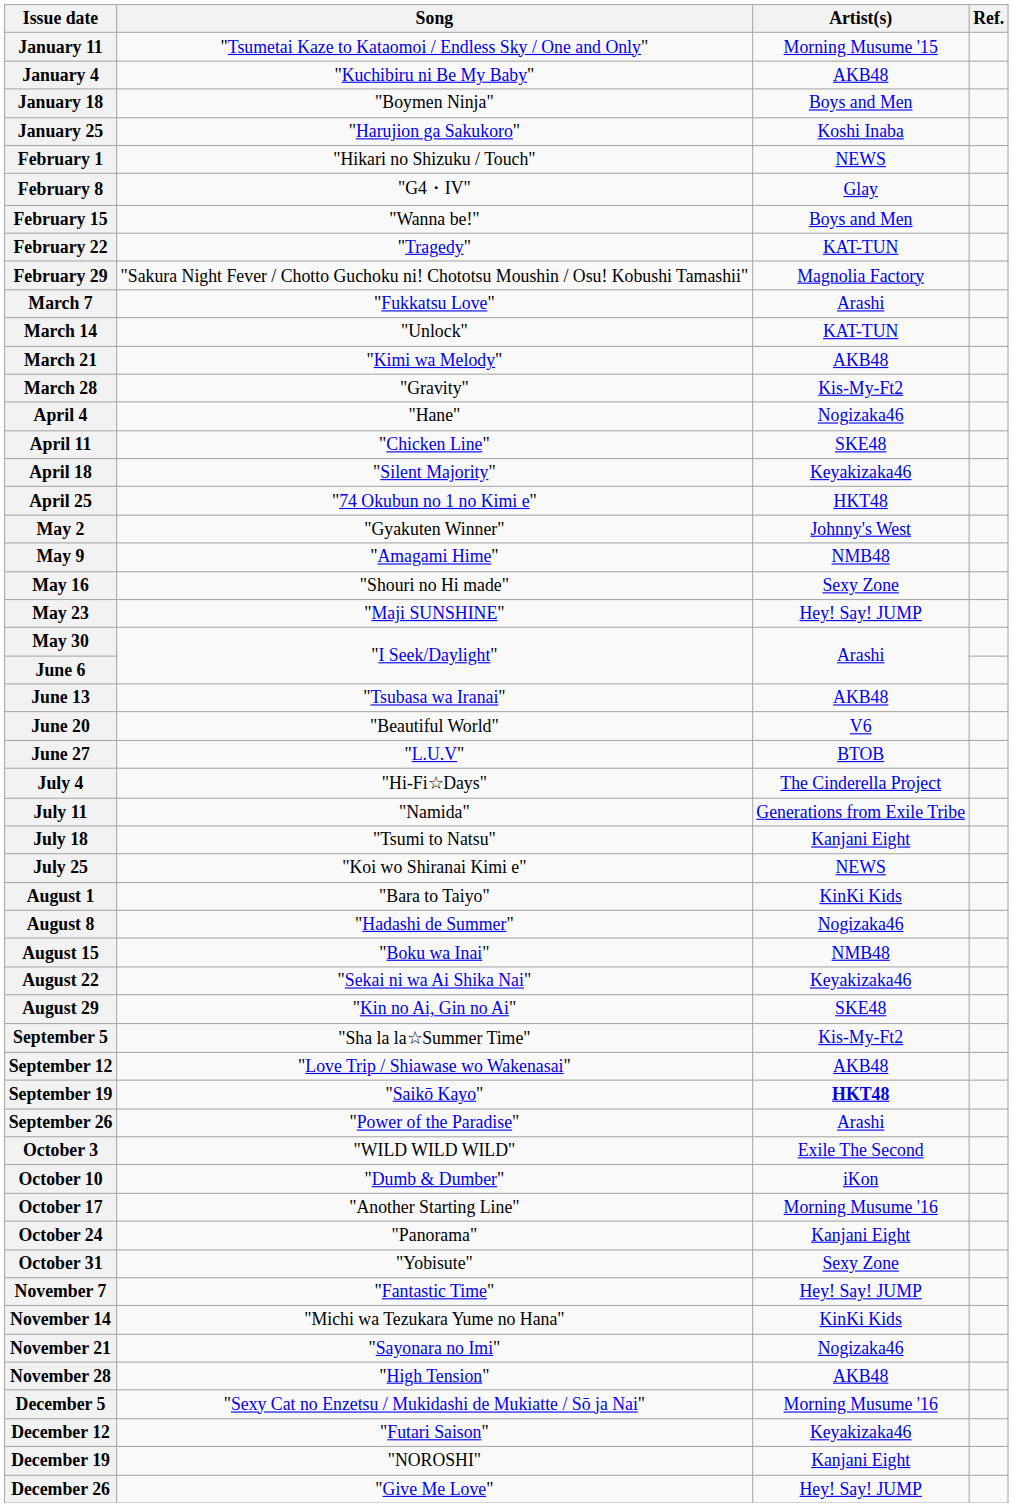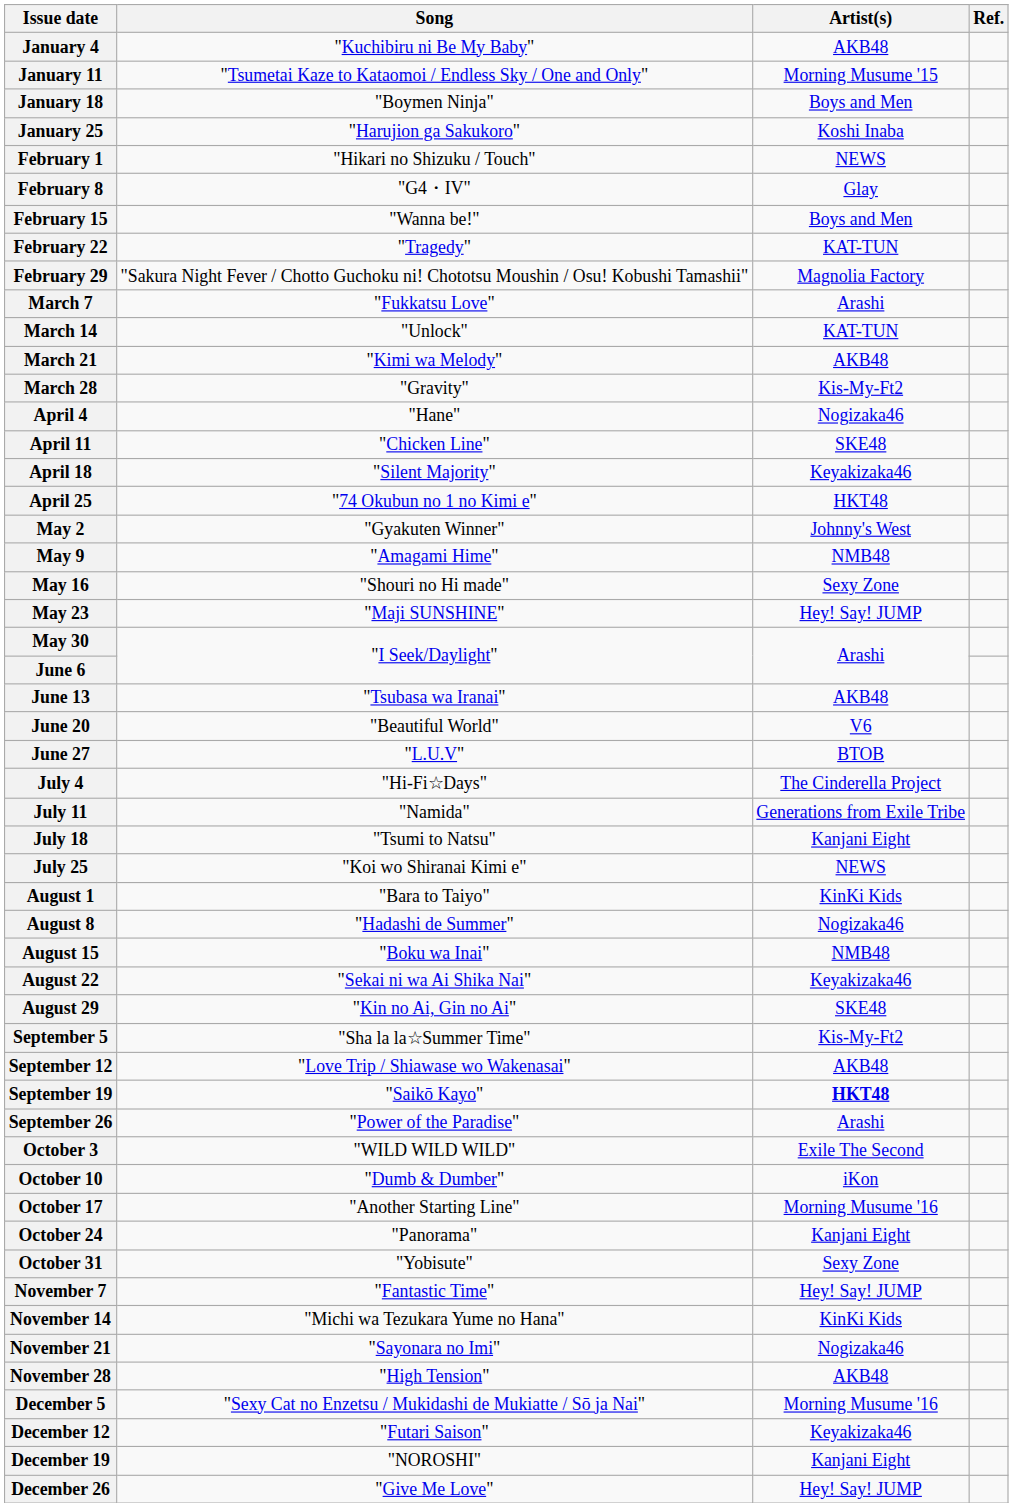rows swapped: (61, 74) <-> (61, 46)
